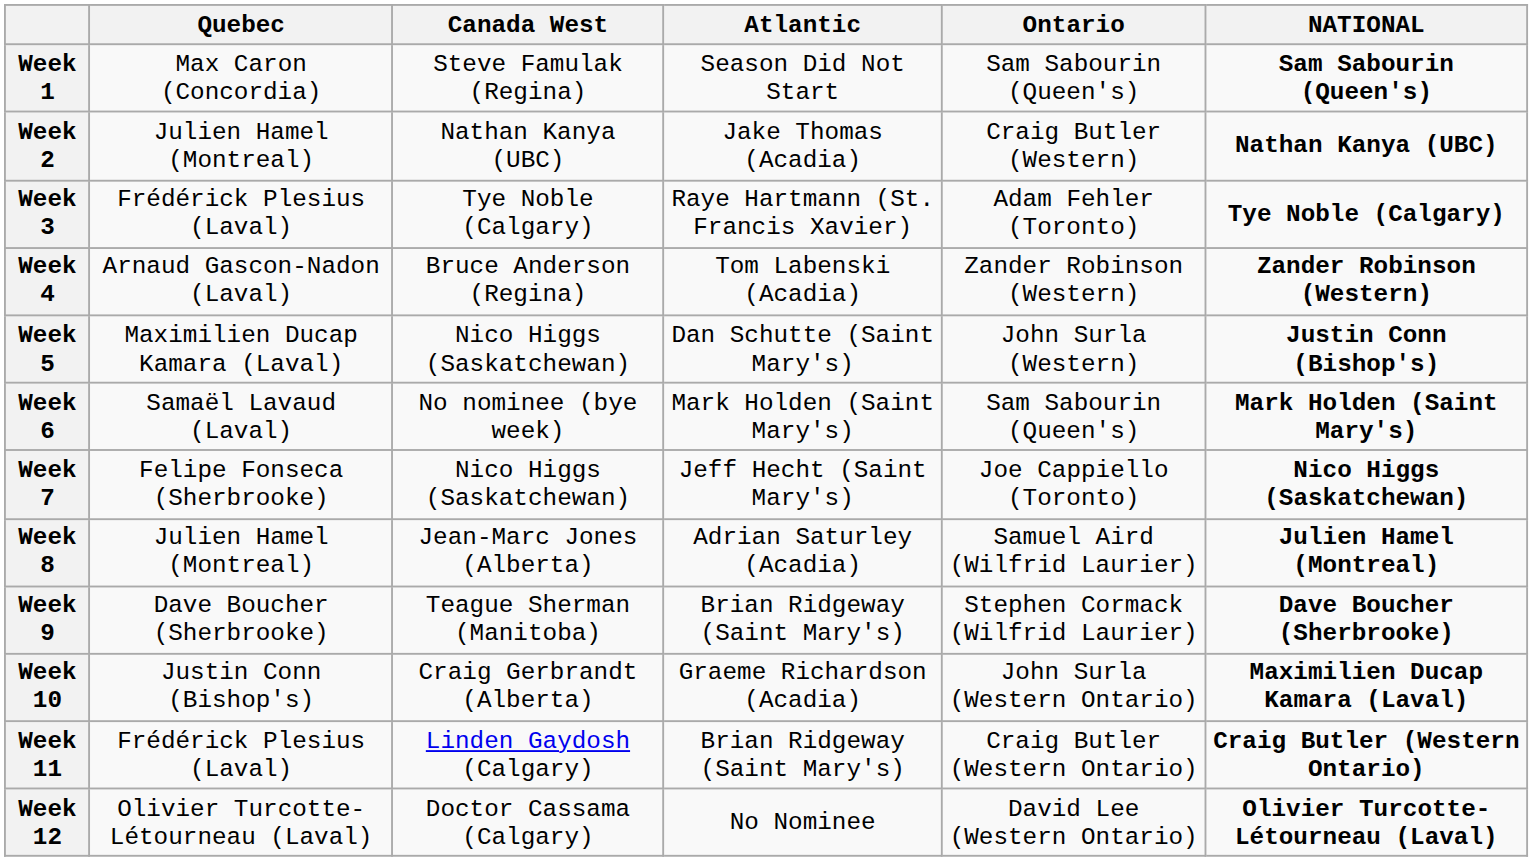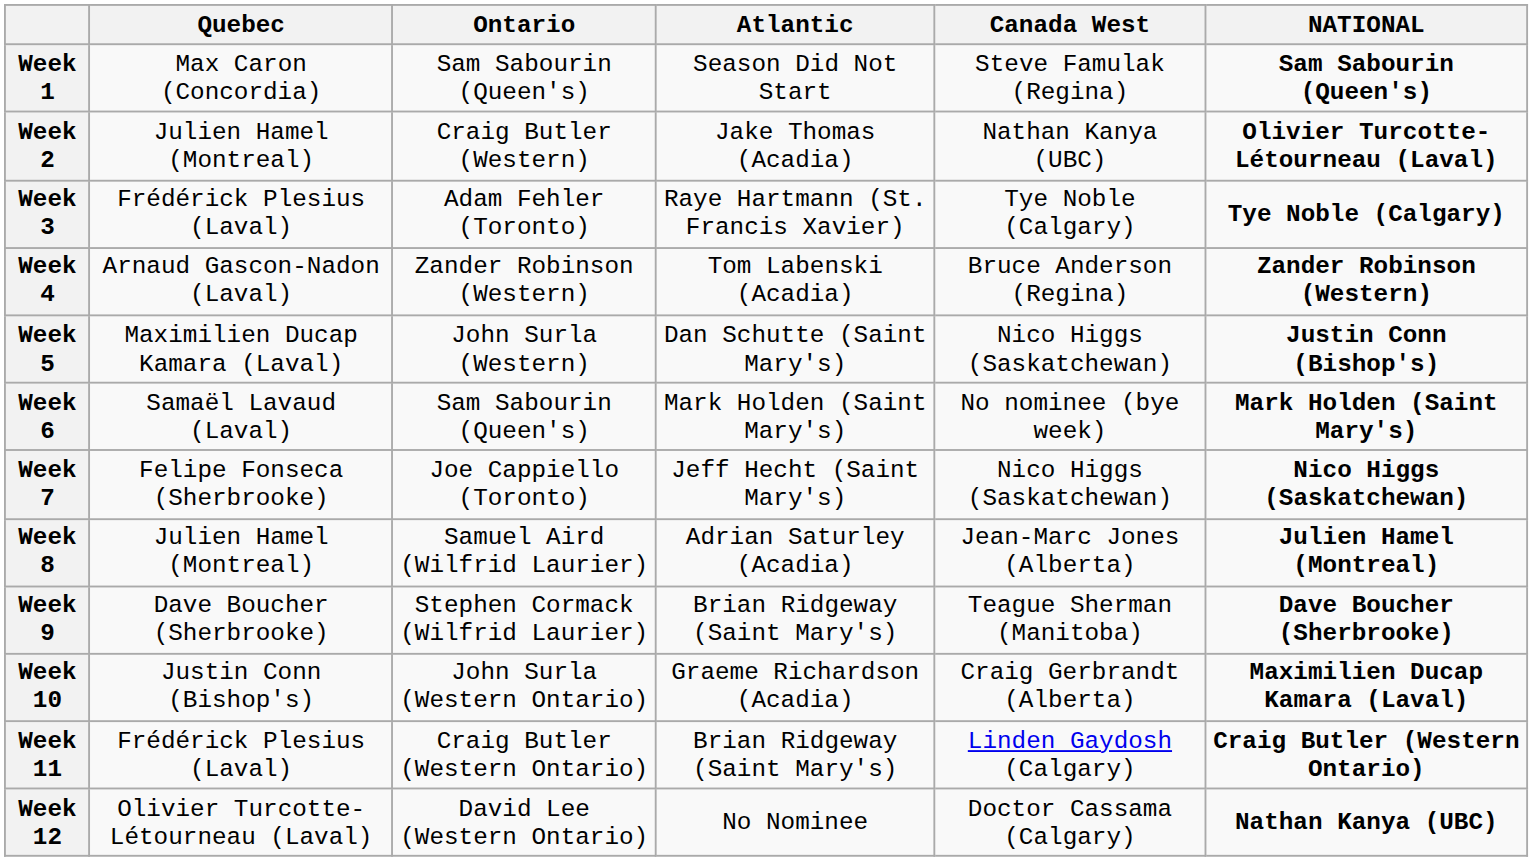columns swapped: (1074, 25) <-> (528, 25)
(1366, 146) Nathan Kanya (UBC) -> (1366, 146) Olivier Turcotte-Létourneau (Laval)
(1366, 823) Olivier Turcotte-Létourneau (Laval) -> (1366, 823) Nathan Kanya (UBC)
